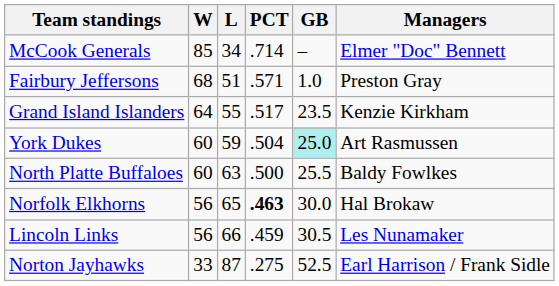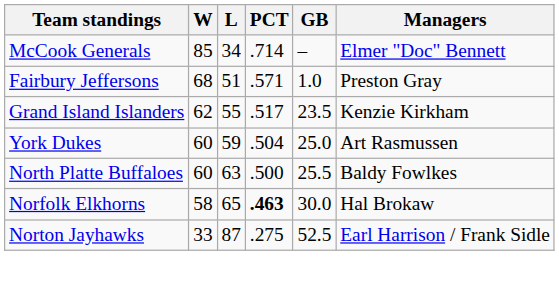(203, 111) 64 -> (203, 111) 62
(314, 142) paleturquoise background -> (314, 142) no background
(203, 204) 56 -> (203, 204) 58
- row: (64, 234)
